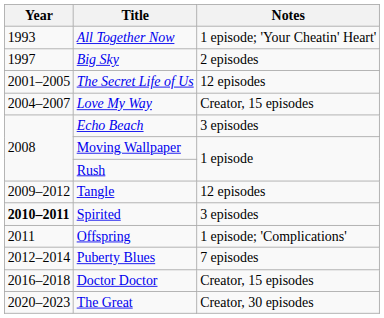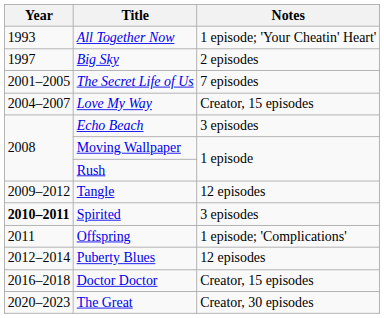(233, 81) 12 episodes -> (229, 81) 7 episodes
(229, 258) 7 episodes -> (233, 258) 12 episodes
